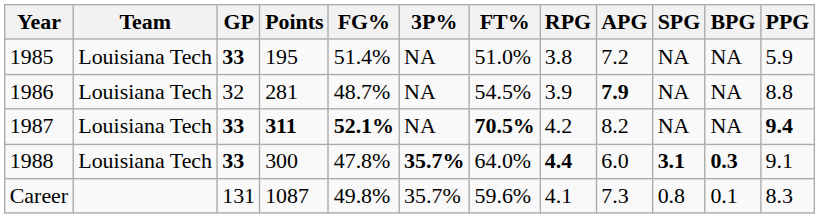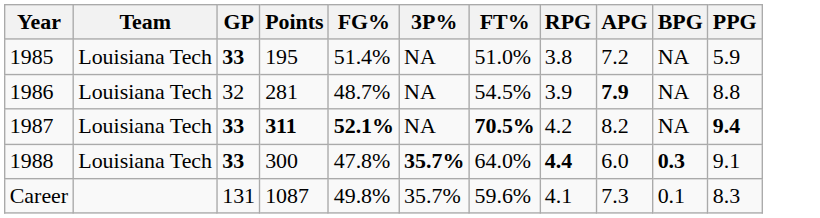- column: (679, 21)
